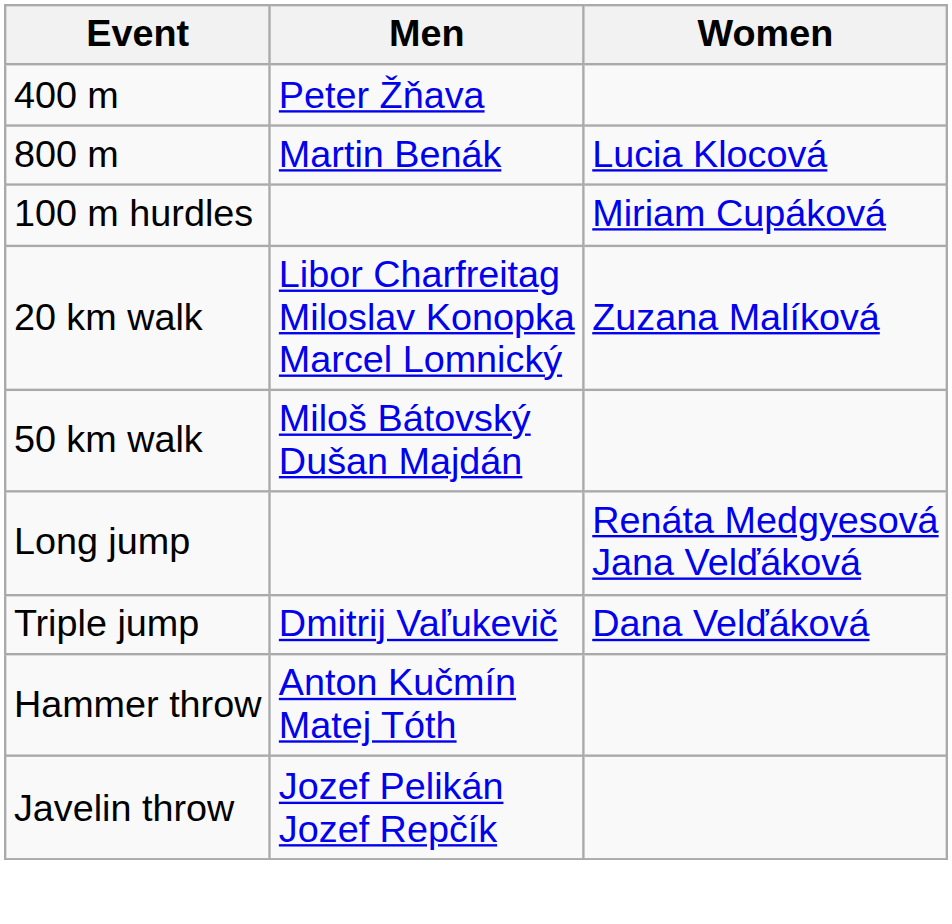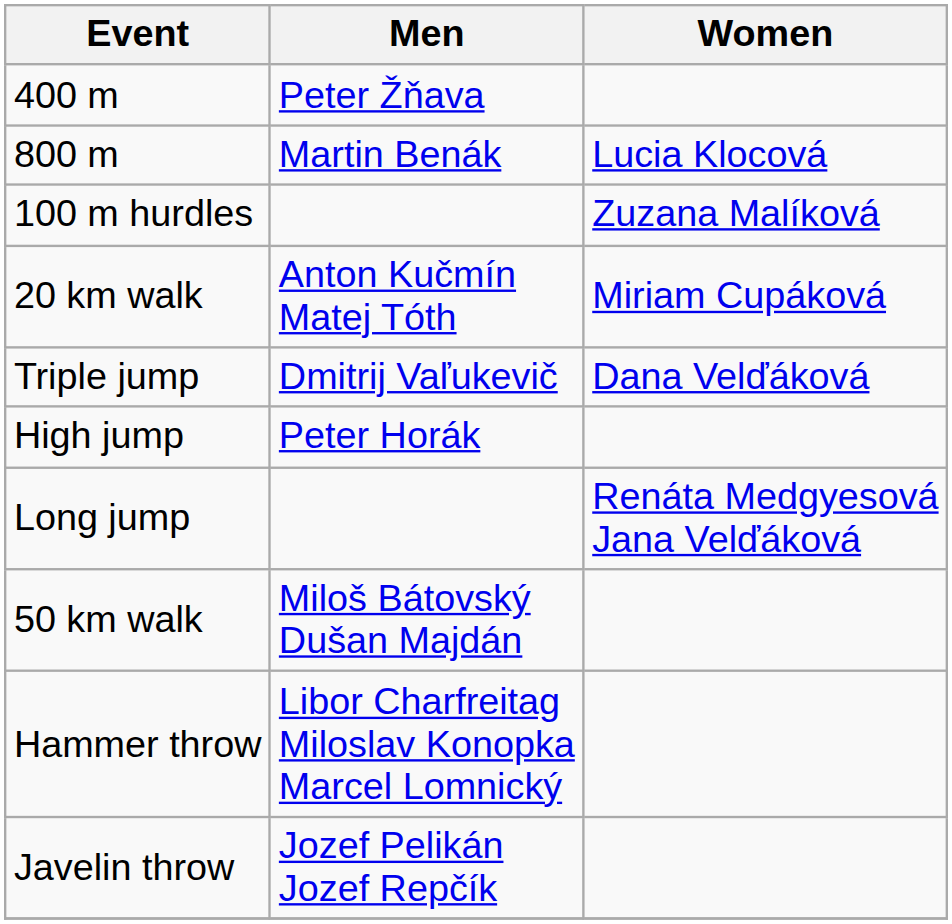(739, 214) Miriam Cupáková -> (736, 214) Zuzana Malíková
(427, 316) Libor Charfreitag Miloslav Konopka Marcel Lomnický -> (397, 295) Anton Kučmín Matej Tóth
(736, 316) Zuzana Malíková -> (739, 295) Miriam Cupáková
rows swapped: (108, 440) <-> (107, 623)
+ row: (99, 436)
(397, 704) Anton Kučmín Matej Tóth -> (427, 743) Libor Charfreitag Miloslav Konopka Marcel Lomnický
